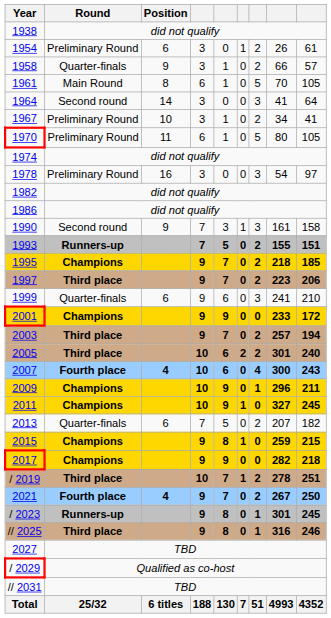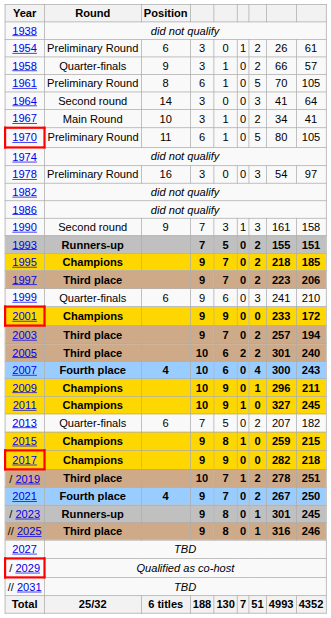(93, 84) Main Round -> (93, 84) Preliminary Round
(93, 119) Preliminary Round -> (93, 119) Main Round
